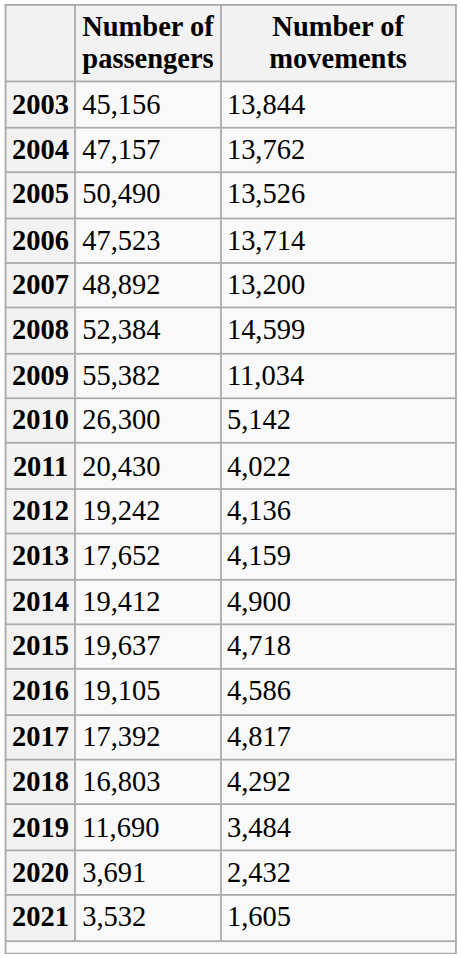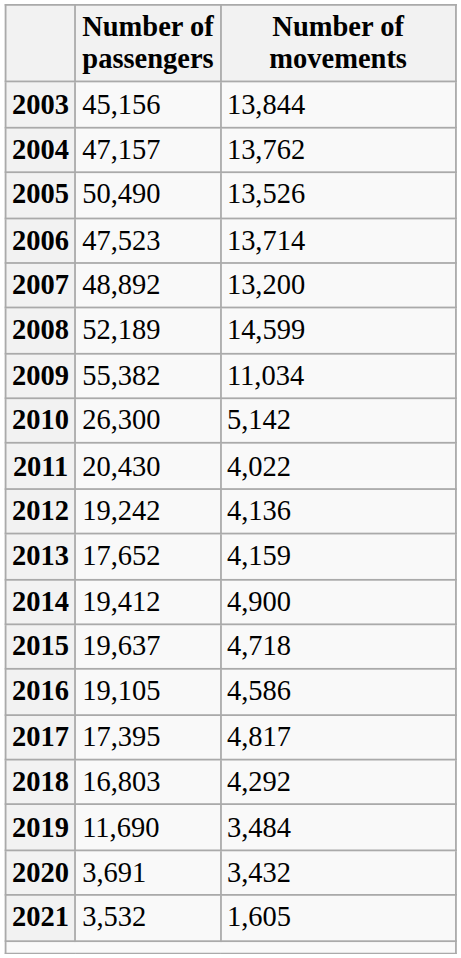(121, 330) 52,384 -> (121, 330) 52,189
(121, 736) 17,392 -> (121, 736) 17,395
(259, 872) 2,432 -> (259, 872) 3,432
